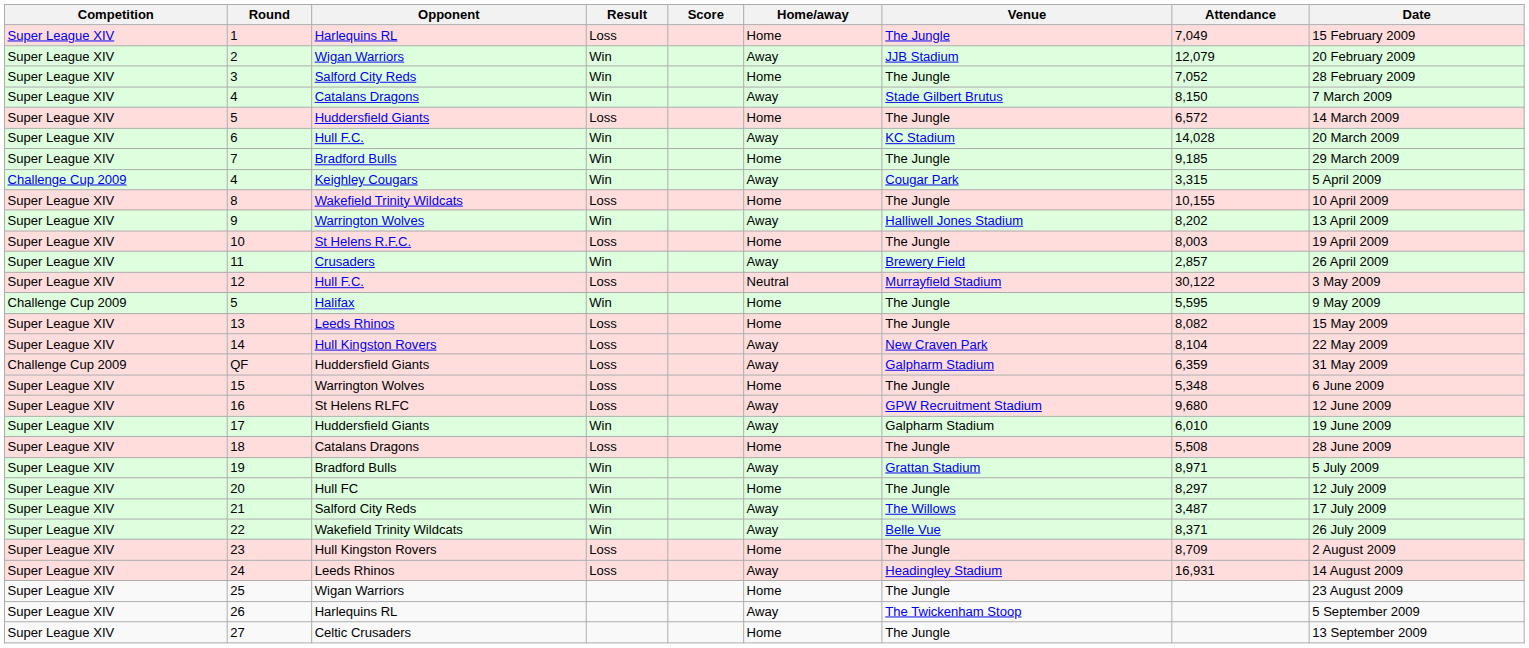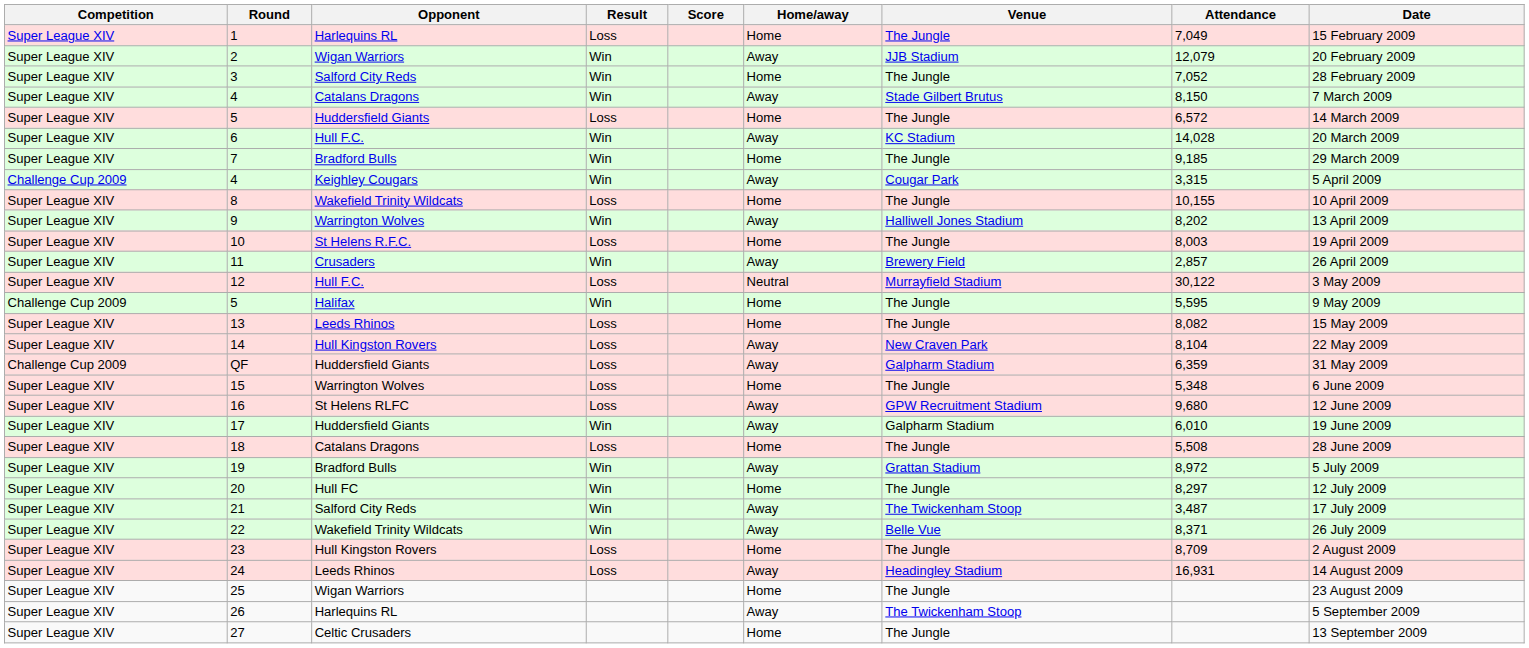(1191, 467) 8,971 -> (1191, 467) 8,972
(920, 508) The Willows -> (953, 508) The Twickenham Stoop
